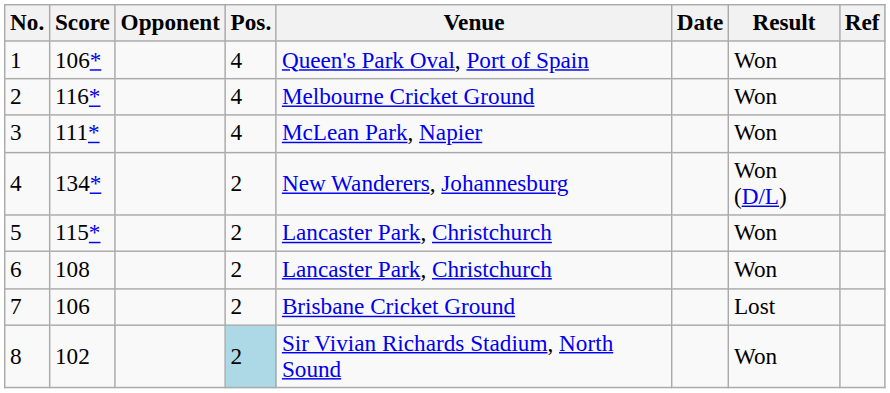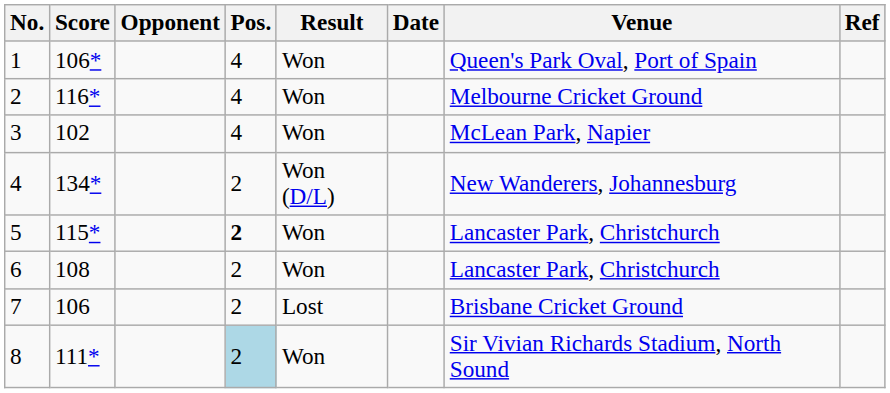columns swapped: (474, 22) <-> (784, 22)
(77, 133) 111* -> (72, 133) 102
(236, 232) normal -> (236, 232) bold
(72, 356) 102 -> (77, 356) 111*
